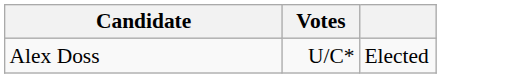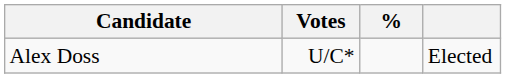+ column: (391, 21)
